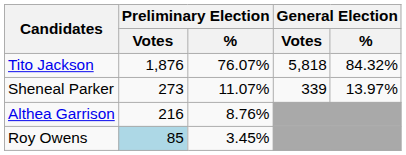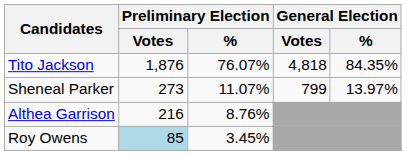(308, 65) 5,818 -> (308, 65) 4,818
(372, 65) 84.32% -> (372, 65) 84.35%
(314, 89) 339 -> (314, 89) 799
